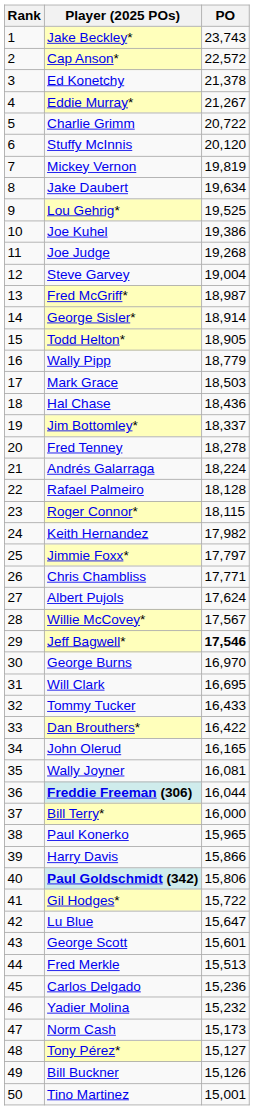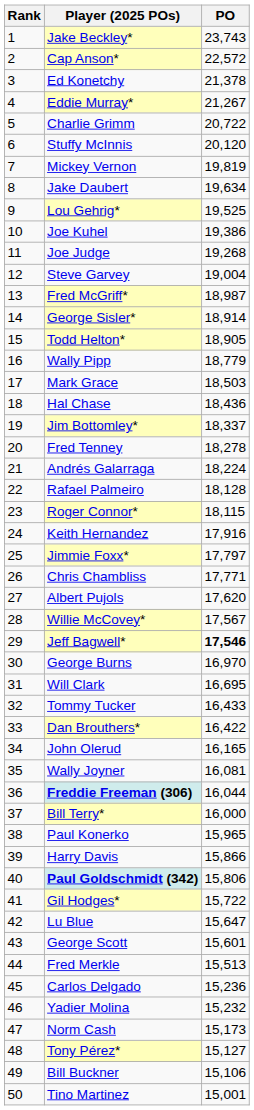(225, 533) 17,982 -> (225, 533) 17,916
(225, 598) 17,624 -> (225, 598) 17,620
(225, 1072) 15,126 -> (225, 1072) 15,106
